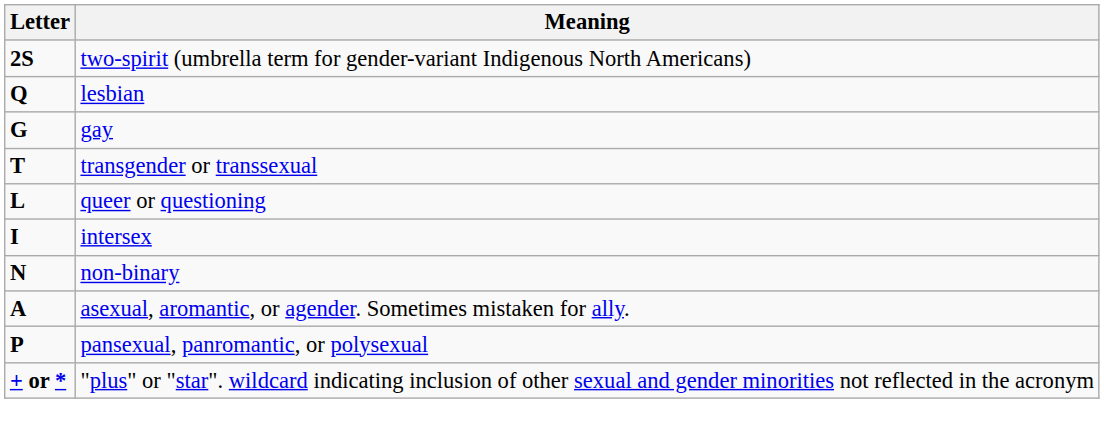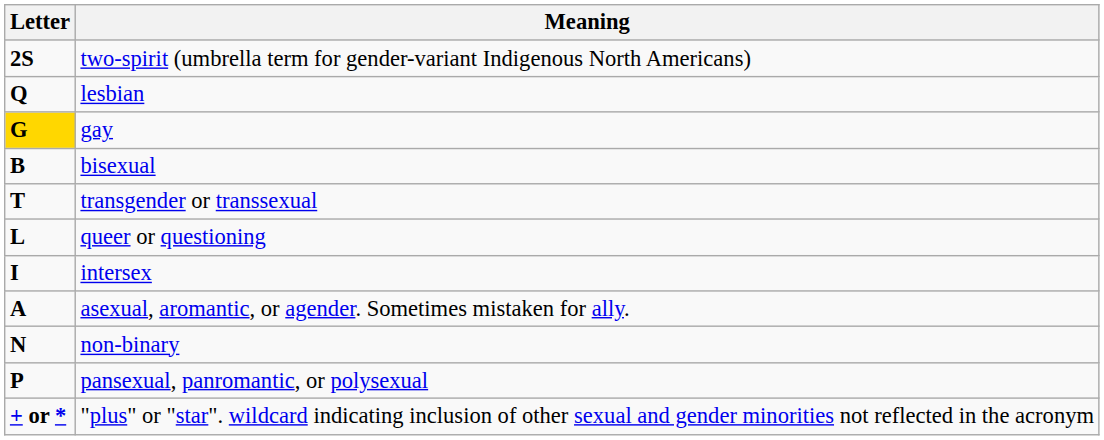(19, 129) no background -> (19, 129) gold background
+ row: (118, 165)
rows swapped: (355, 308) <-> (130, 272)
